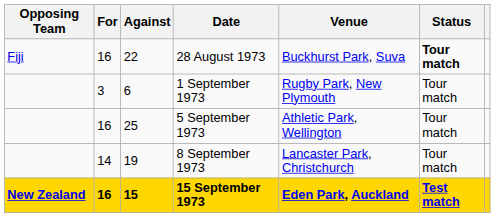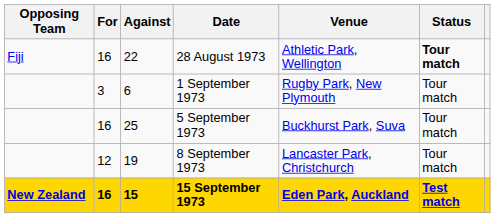(343, 56) Buckhurst Park, Suva -> (320, 56) Athletic Park, Wellington
(320, 125) Athletic Park, Wellington -> (343, 125) Buckhurst Park, Suva
(104, 160) 14 -> (104, 160) 12
